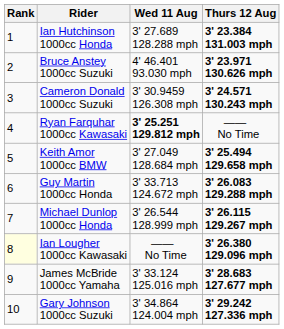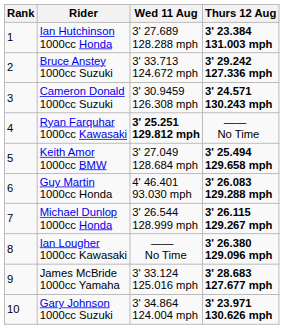(162, 68) 4' 46.401 93.030 mph -> (165, 68) 3' 33.713 124.672 mph
(239, 68) 3' 23.971 130.626 mph -> (239, 68) 3' 29.242 127.336 mph
(165, 189) 3' 33.713 124.672 mph -> (162, 189) 4' 46.401 93.030 mph
(10, 249) lightyellow background -> (10, 249) no background
(239, 310) 3' 29.242 127.336 mph -> (239, 310) 3' 23.971 130.626 mph
